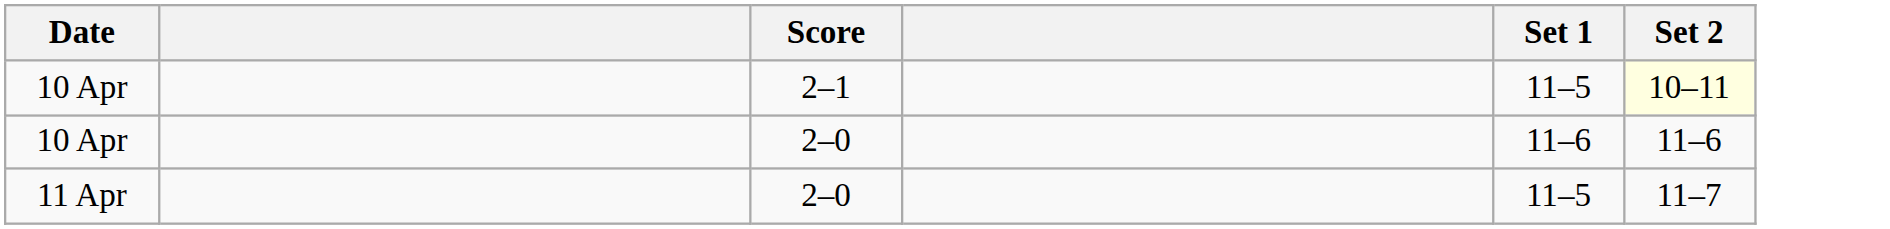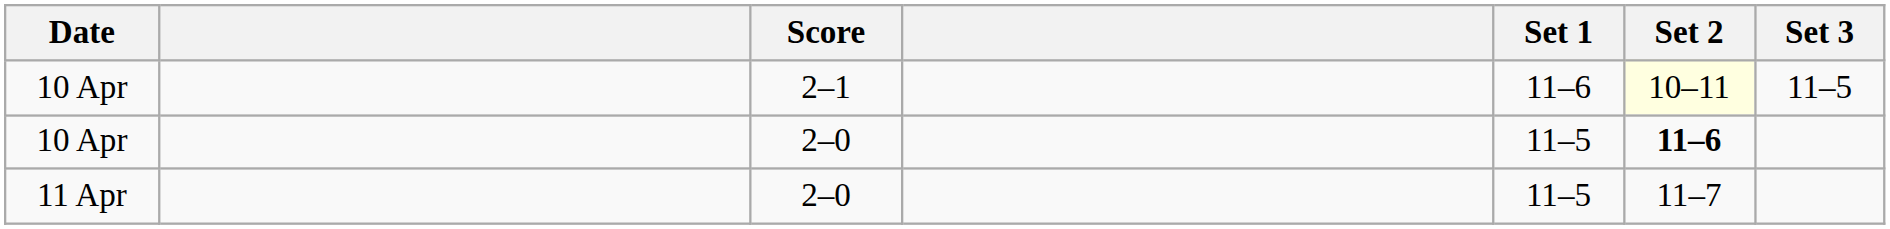+ column: (1820, 32)
(1559, 86) 11–5 -> (1559, 86) 11–6
(1559, 141) 11–6 -> (1559, 141) 11–5
(1689, 141) normal -> (1689, 141) bold
